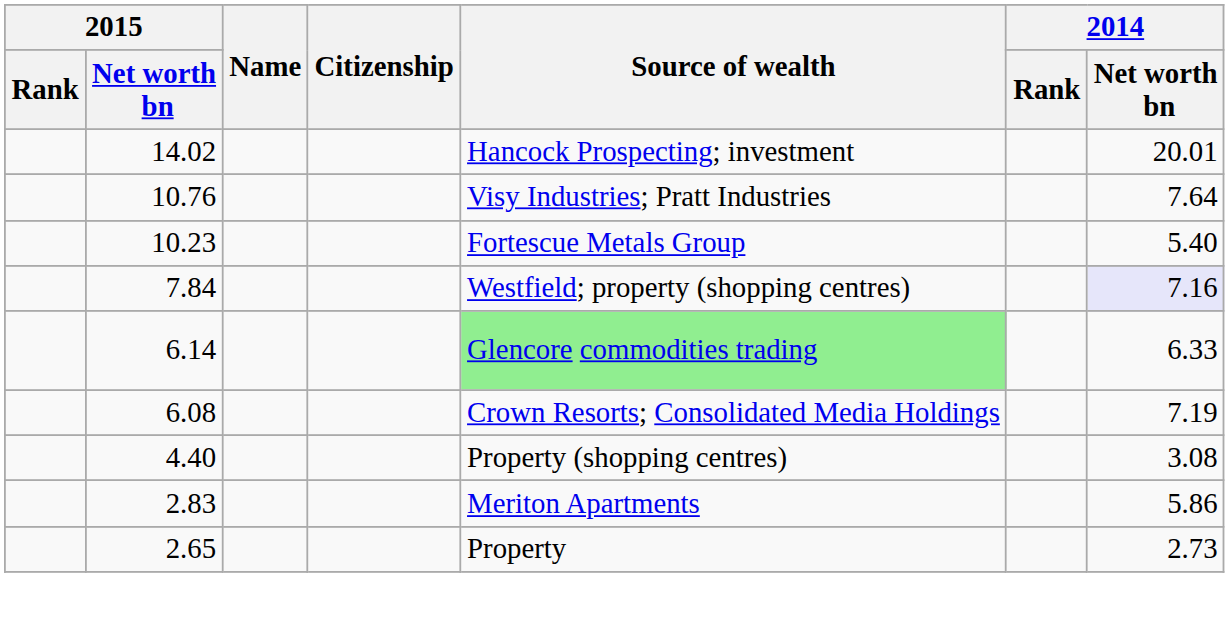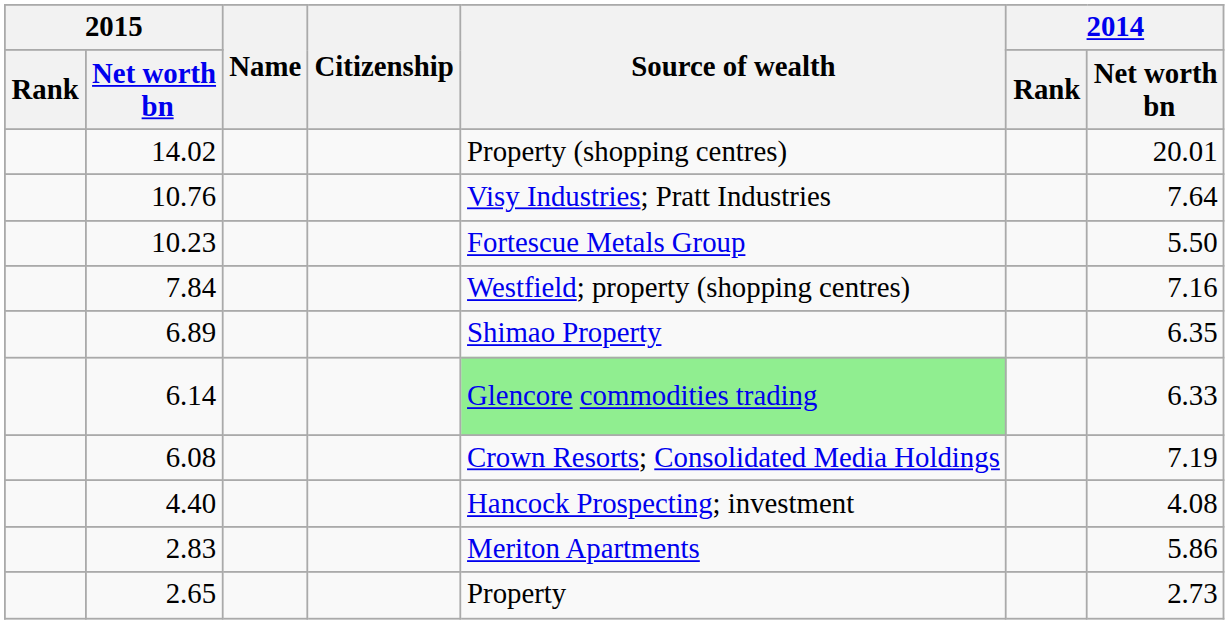(661, 151) Hancock Prospecting; investment -> (627, 151) Property (shopping centres)
(1192, 242) 5.40 -> (1192, 242) 5.50
(1192, 288) lavender background -> (1192, 288) no background
+ row: (191, 333)
(627, 457) Property (shopping centres) -> (661, 503) Hancock Prospecting; investment
(1192, 457) 3.08 -> (1192, 503) 4.08
